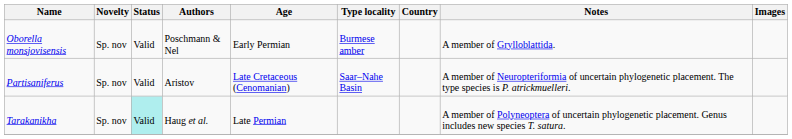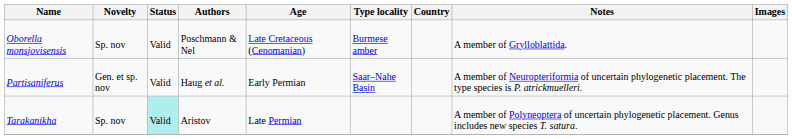(262, 44) Early Permian -> (280, 44) Late Cretaceous (Cenomanian)
(112, 82) Sp. nov -> (116, 82) Gen. et sp. nov
(179, 82) Aristov -> (203, 82) Haug et al.
(265, 82) Late Cretaceous (Cenomanian) -> (277, 82) Early Permian
(186, 120) Haug et al. -> (196, 120) Aristov
